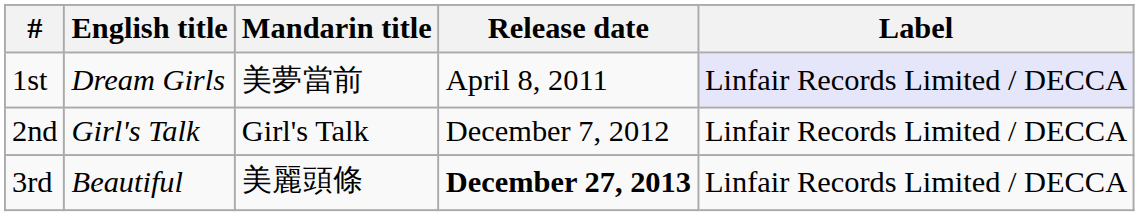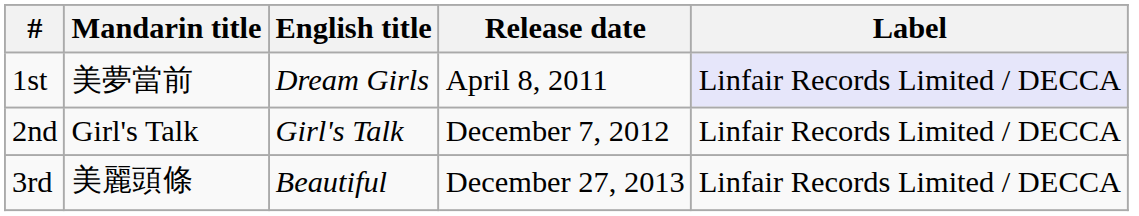columns swapped: (337, 28) <-> (150, 28)
(568, 181) bold -> (565, 181) normal
